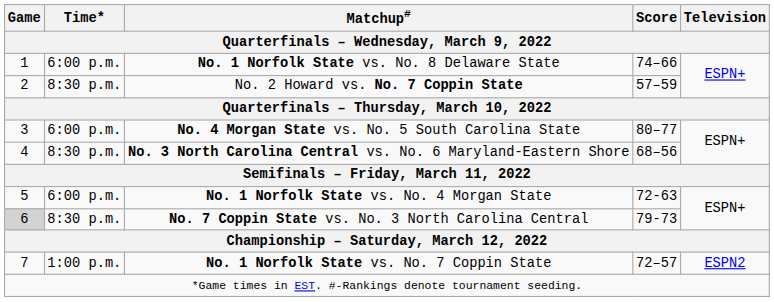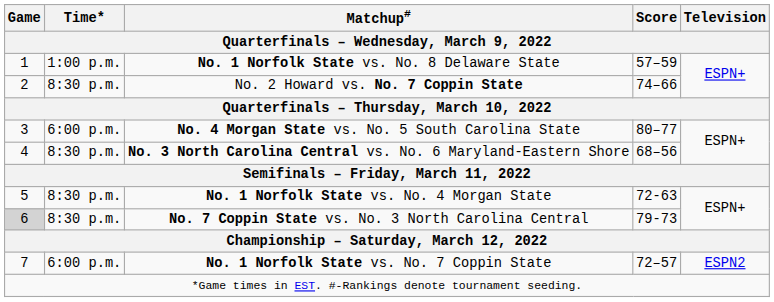(84, 65) 6:00 p.m. -> (84, 65) 1:00 p.m.
(657, 65) 74–66 -> (657, 65) 57–59
(657, 87) 57–59 -> (657, 87) 74–66
(84, 198) 6:00 p.m. -> (84, 198) 8:30 p.m.
(84, 264) 1:00 p.m. -> (84, 264) 6:00 p.m.
